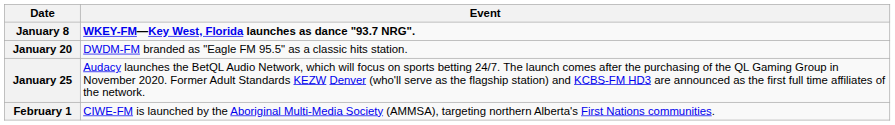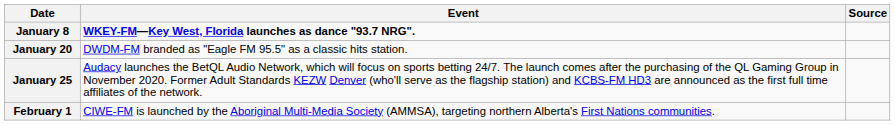+ column: (868, 13)
